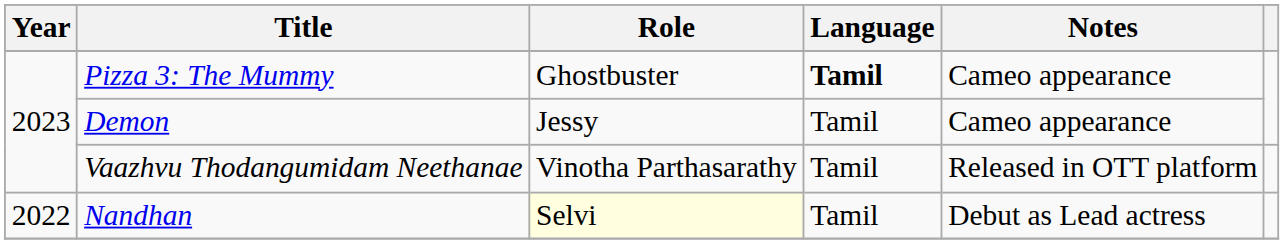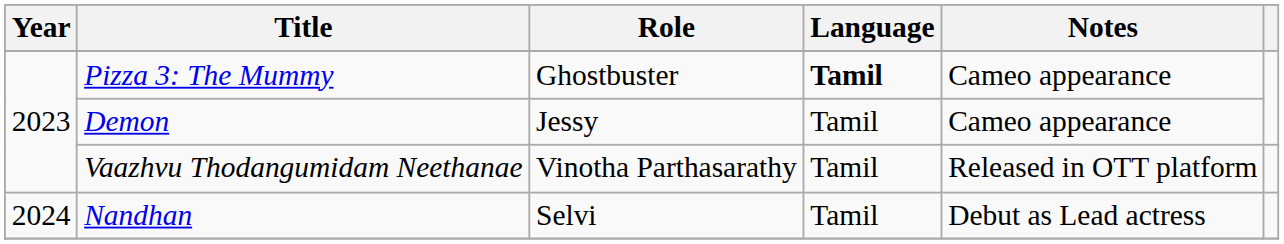(41, 214) 2022 -> (41, 214) 2024
(566, 214) lightyellow background -> (566, 214) no background
